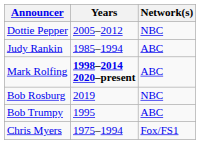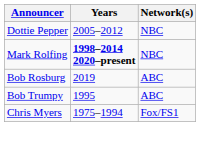- row: (35, 48)
(152, 71) ABC -> (152, 54) NBC
(152, 95) NBC -> (152, 78) ABC
